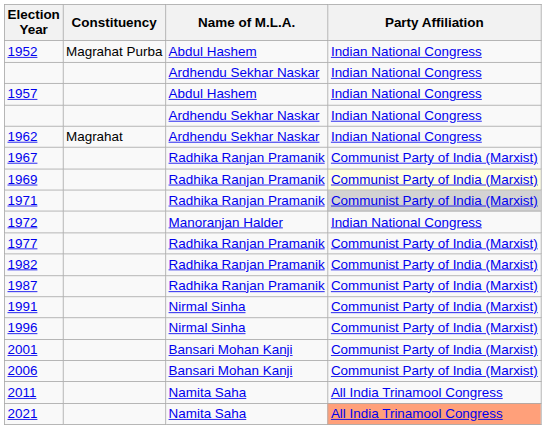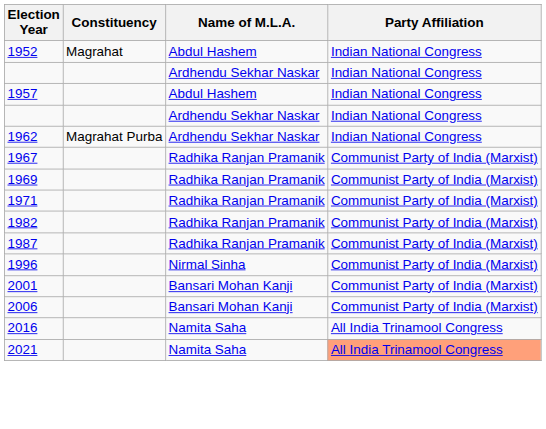(114, 51) Magrahat Purba -> (94, 51) Magrahat
(94, 136) Magrahat -> (114, 136) Magrahat Purba
(434, 179) lightyellow background -> (434, 179) no background
(434, 200) lightgrey background -> (434, 200) no background
- row: (22, 222)
- row: (22, 243)
- row: (22, 307)
- row: (22, 392)
+ row: (22, 328)
